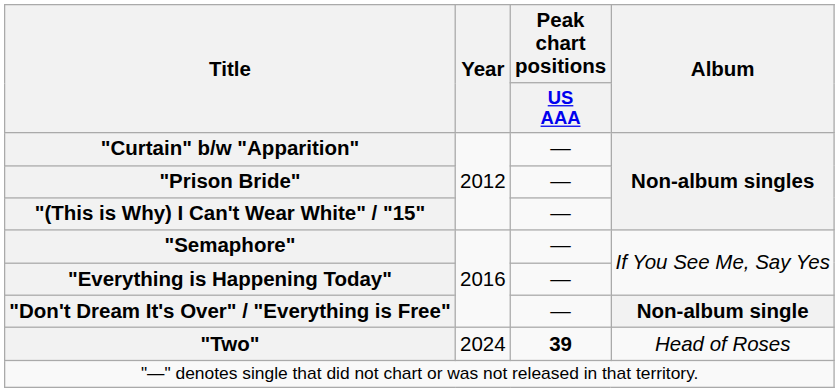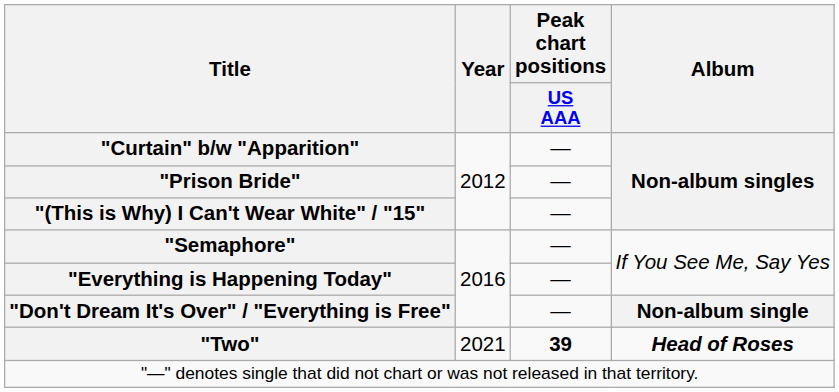(483, 343) 2024 -> (483, 343) 2021
(723, 343) normal -> (723, 343) bold
